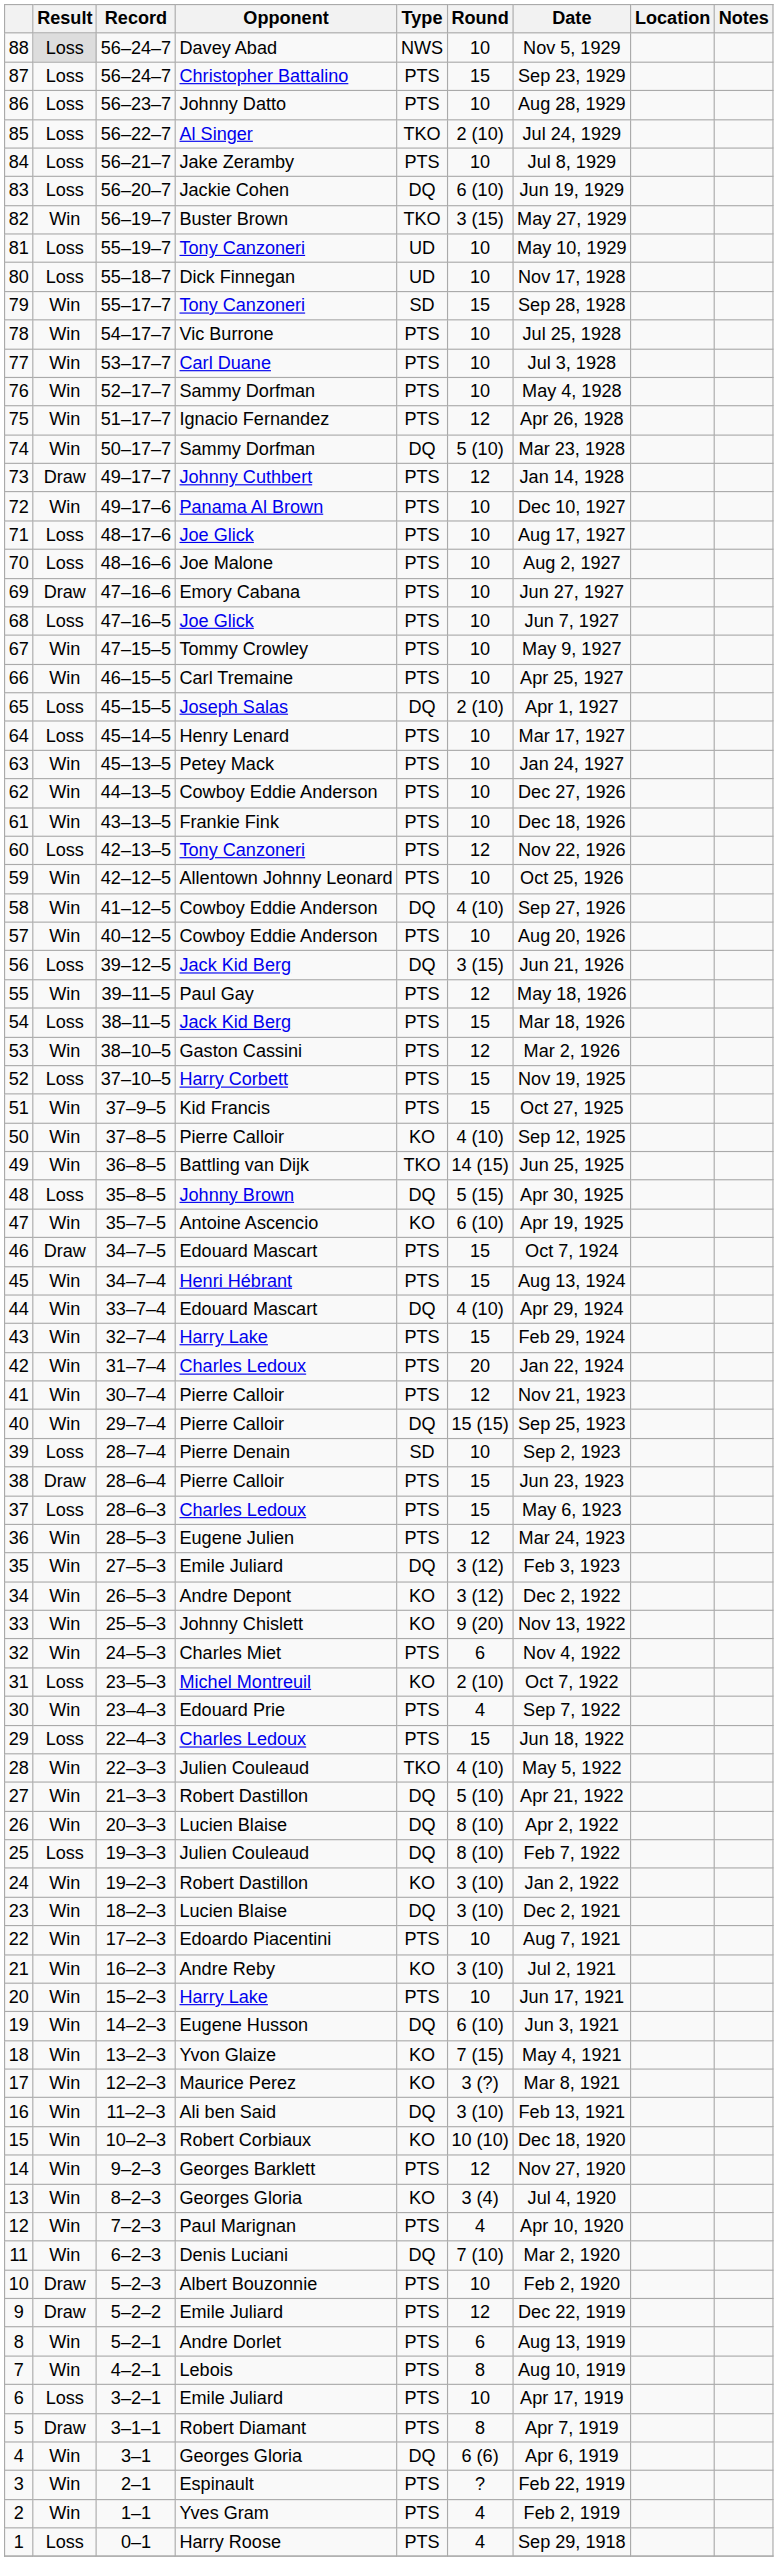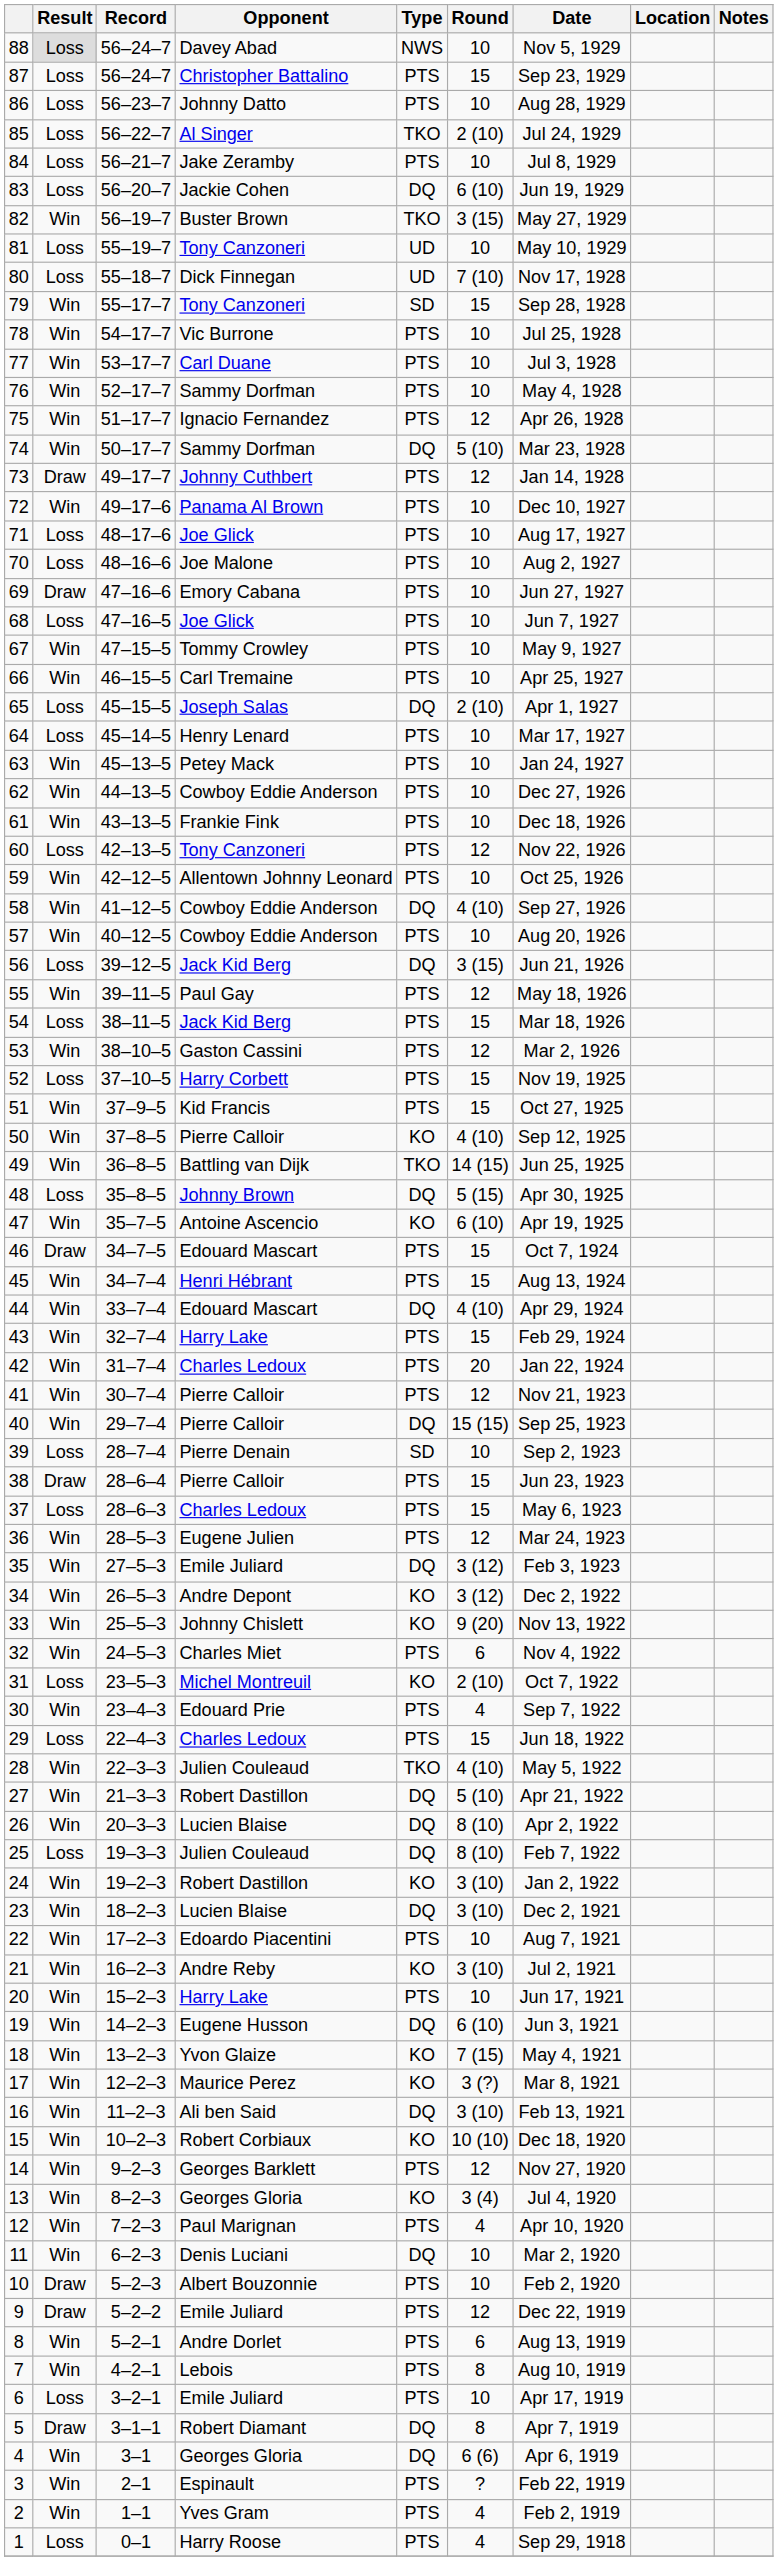(480, 276) 10 -> (480, 276) 7 (10)
(480, 2255) 7 (10) -> (480, 2255) 10
(422, 2427) PTS -> (422, 2427) DQ
